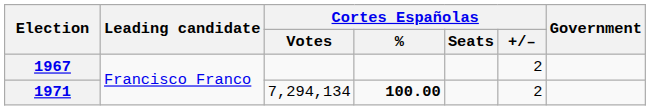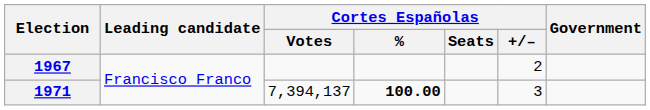(309, 92) 7,294,134 -> (309, 92) 7,394,137
(538, 92) 2 -> (538, 92) 3
